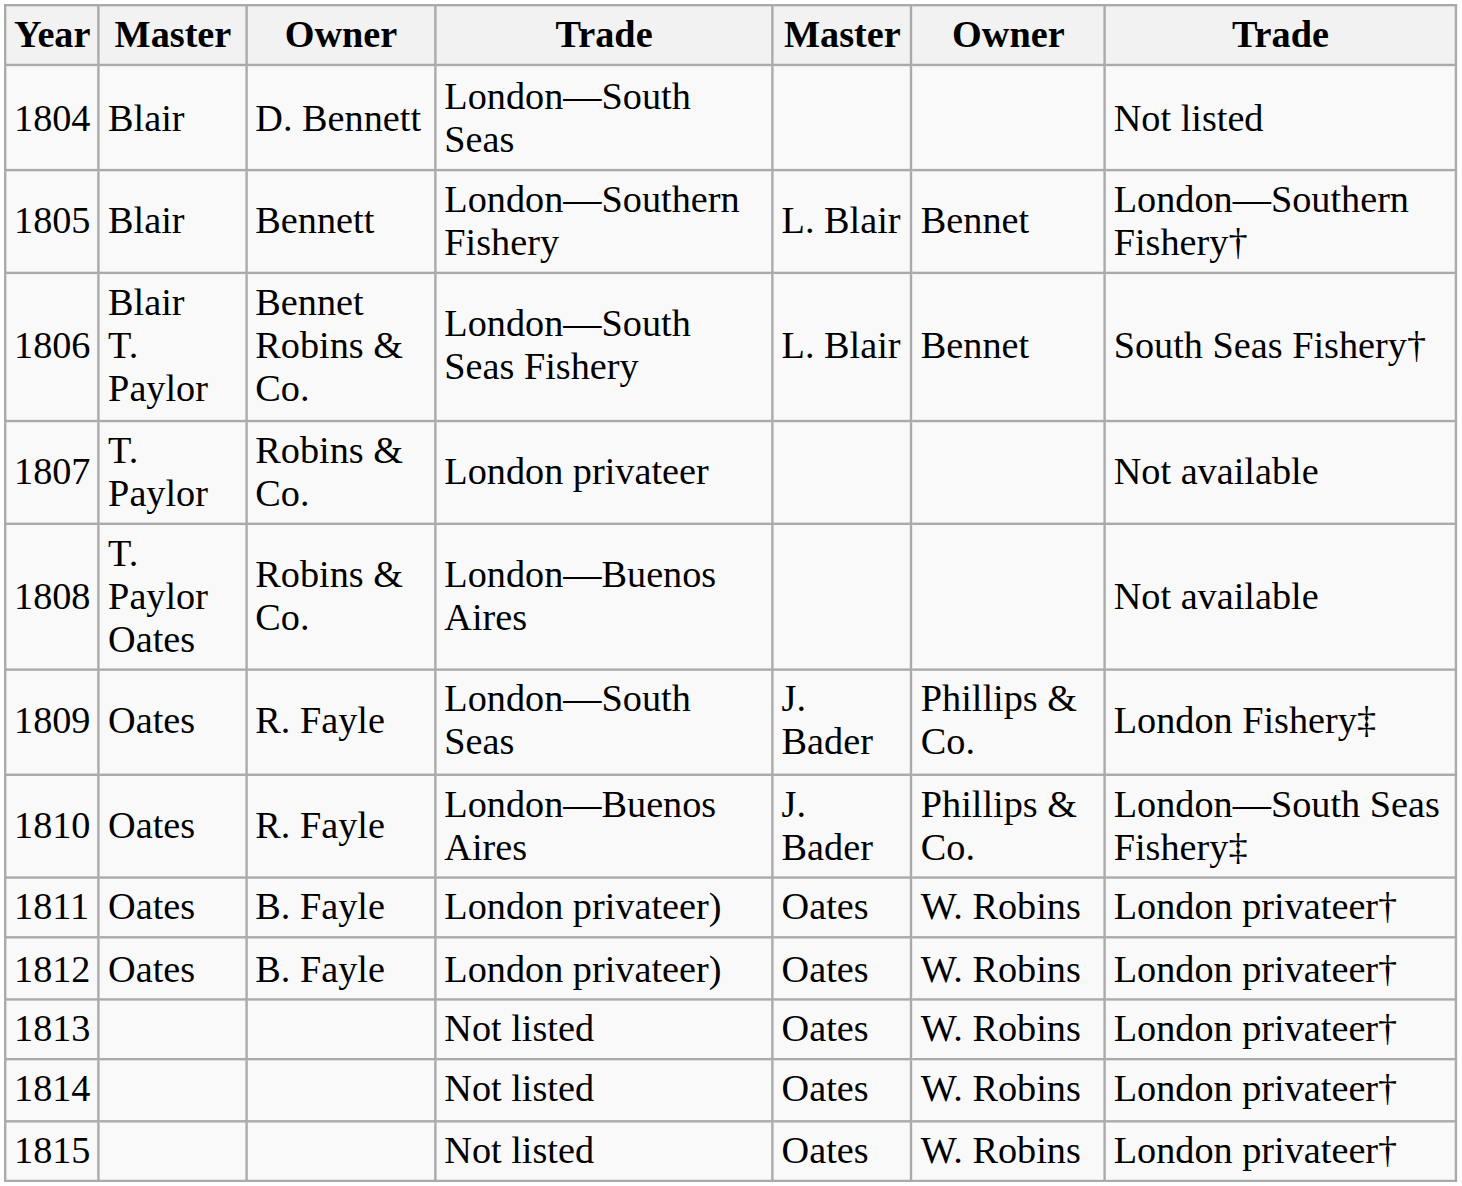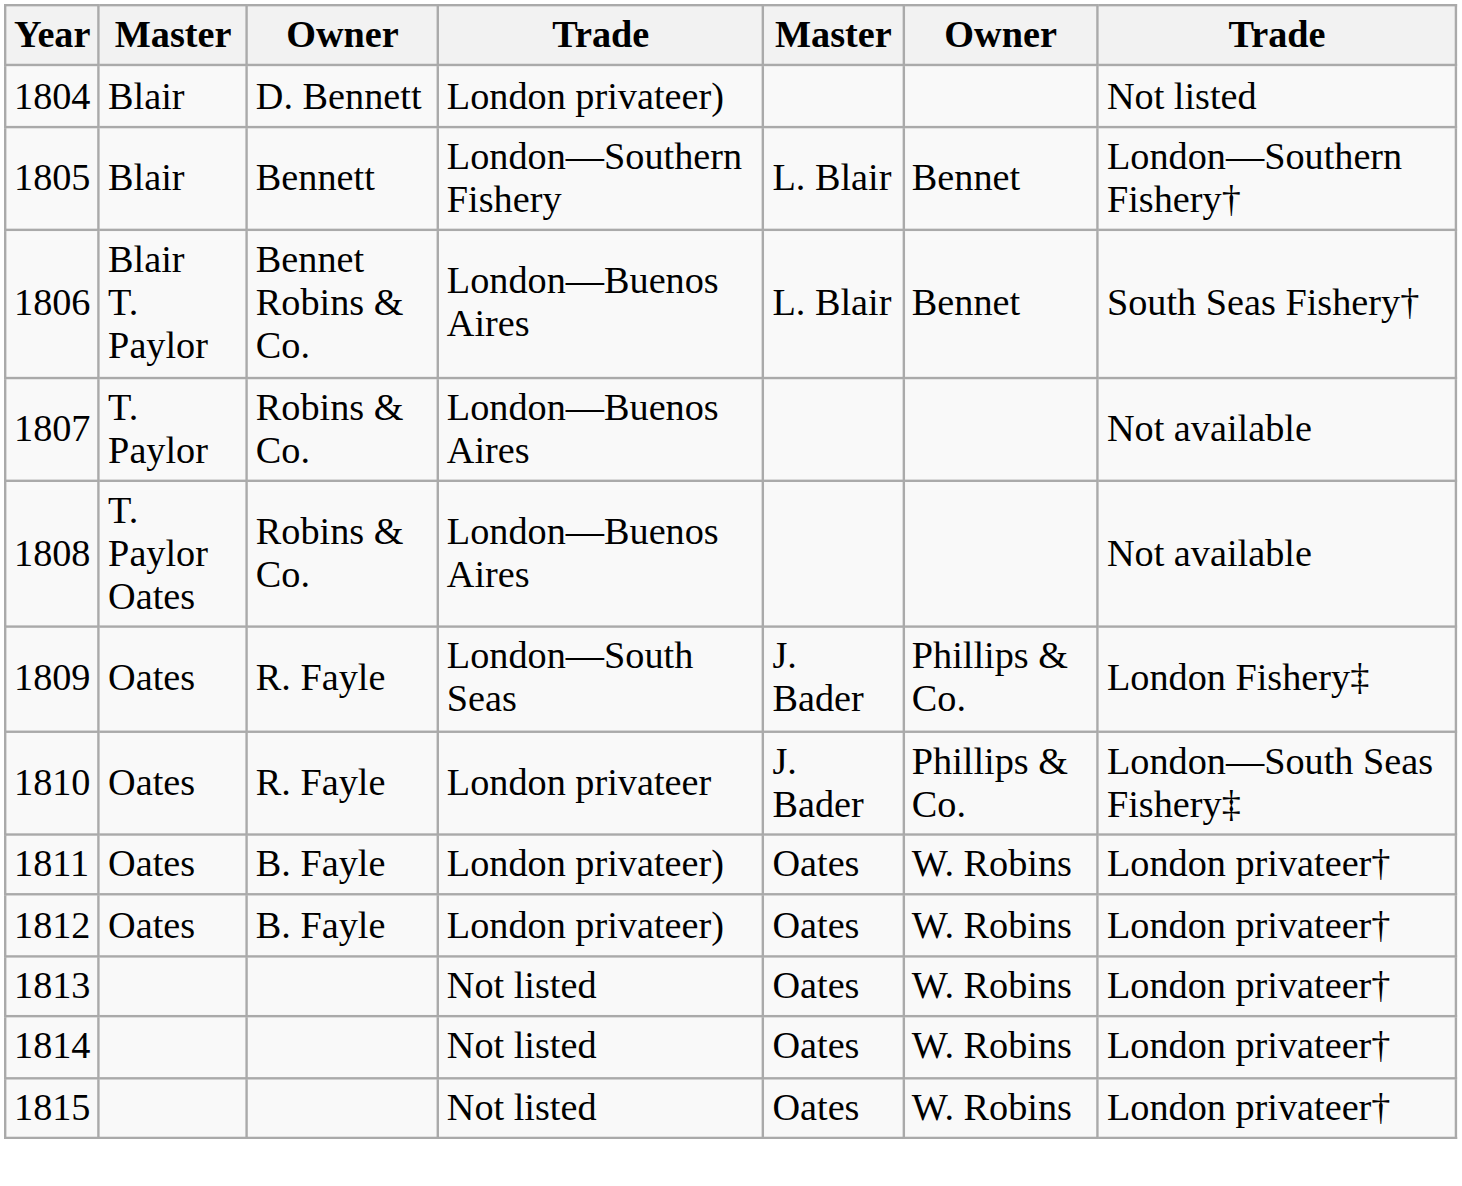(568, 116) London—South Seas -> (585, 95) London privateer)
(568, 345) London—South Seas Fishery -> (583, 302) London—Buenos Aires
(577, 470) London privateer -> (583, 427) London—Buenos Aires
(580, 825) London—Buenos Aires -> (579, 781) London privateer
